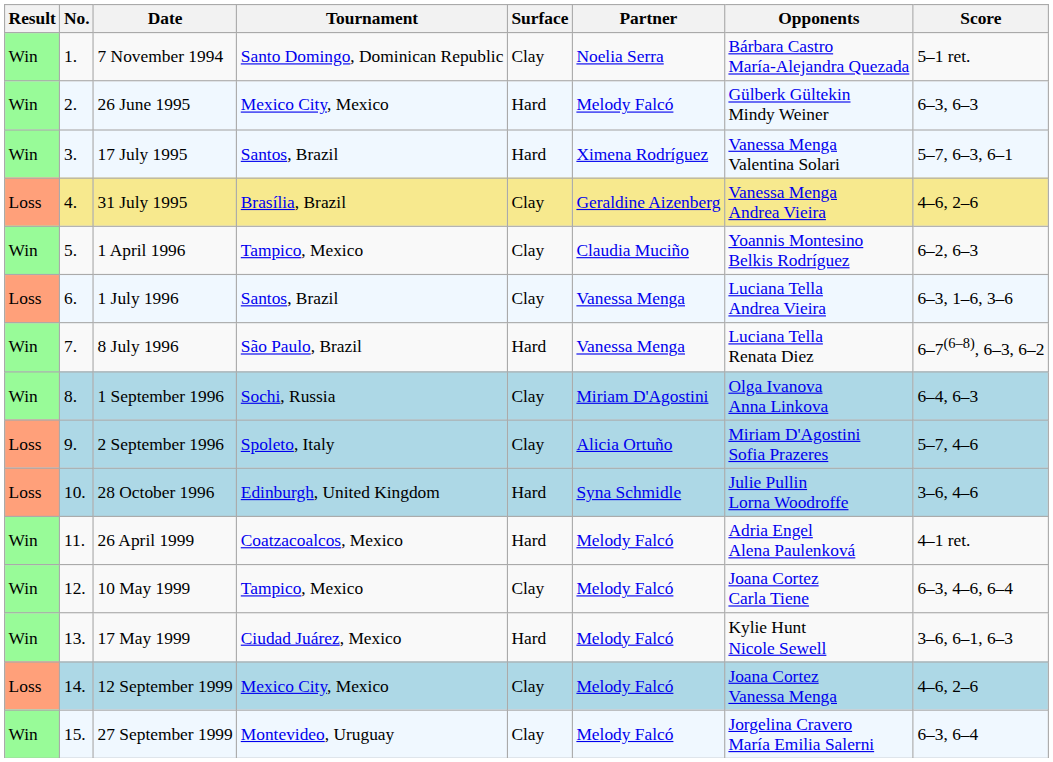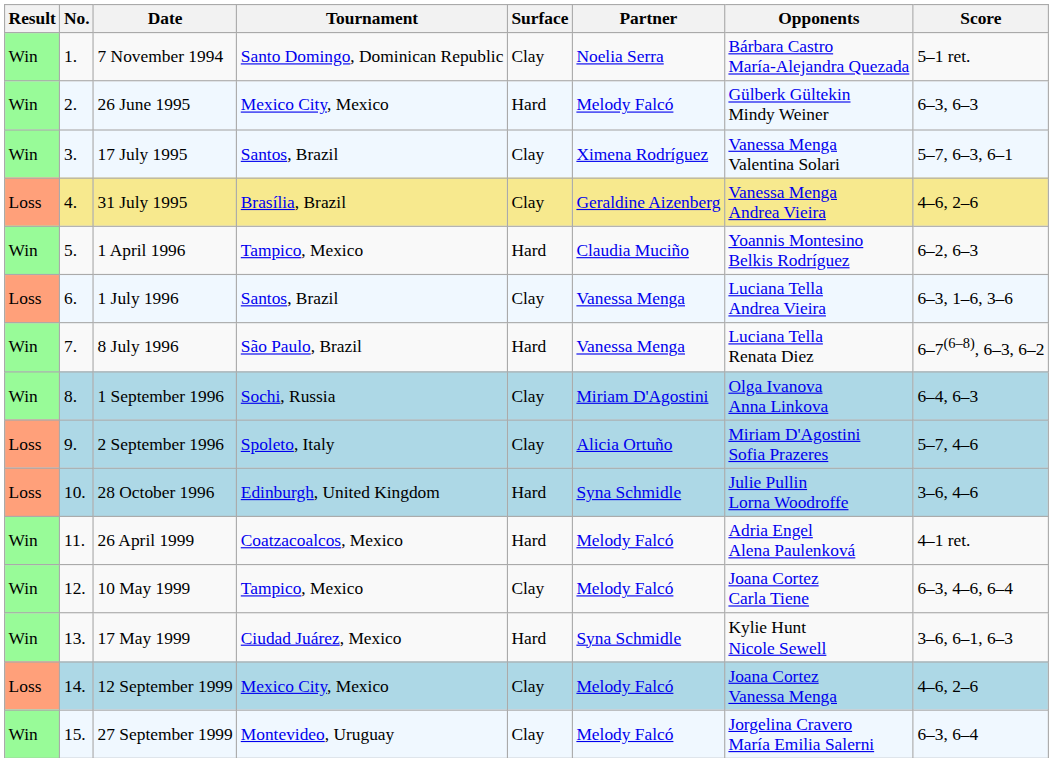(529, 153) Hard -> (528, 153) Clay
(528, 249) Clay -> (529, 249) Hard
(625, 636) Melody Falcó -> (629, 636) Syna Schmidle
